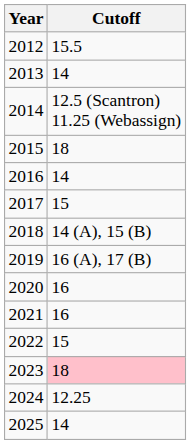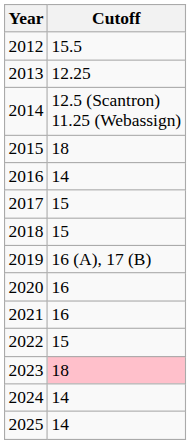(60, 73) 14 -> (71, 73) 12.25
(101, 231) 14 (A), 15 (B) -> (60, 231) 15
(71, 397) 12.25 -> (60, 397) 14
